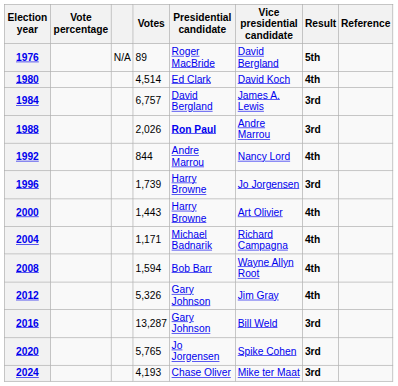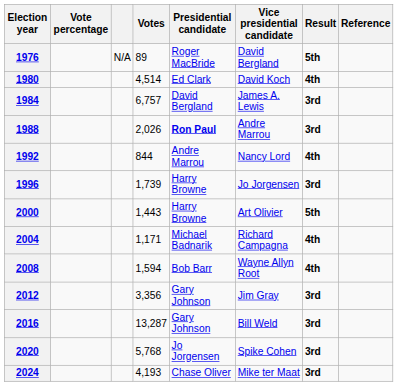(313, 212) 4th -> (313, 212) 5th
(148, 295) 5,326 -> (148, 295) 3,356
(313, 295) 4th -> (313, 295) 3rd
(148, 351) 5,765 -> (148, 351) 5,768
